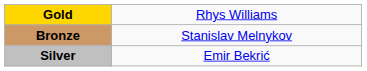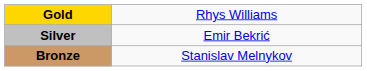rows swapped: (58, 55) <-> (58, 35)
